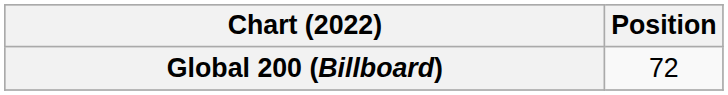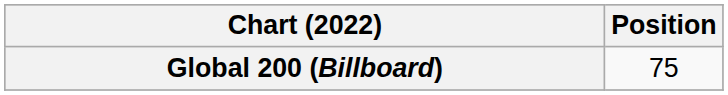(664, 68) 72 -> (664, 68) 75
